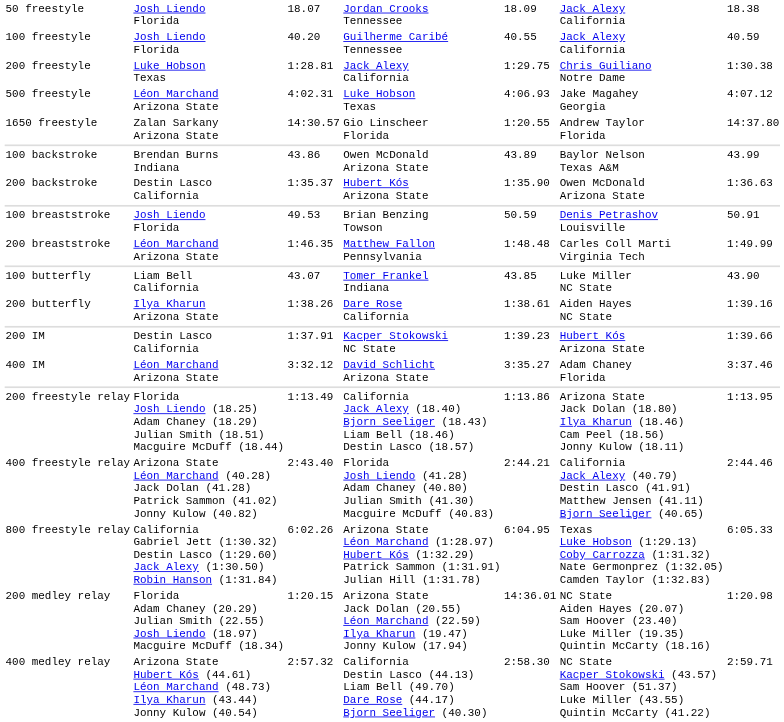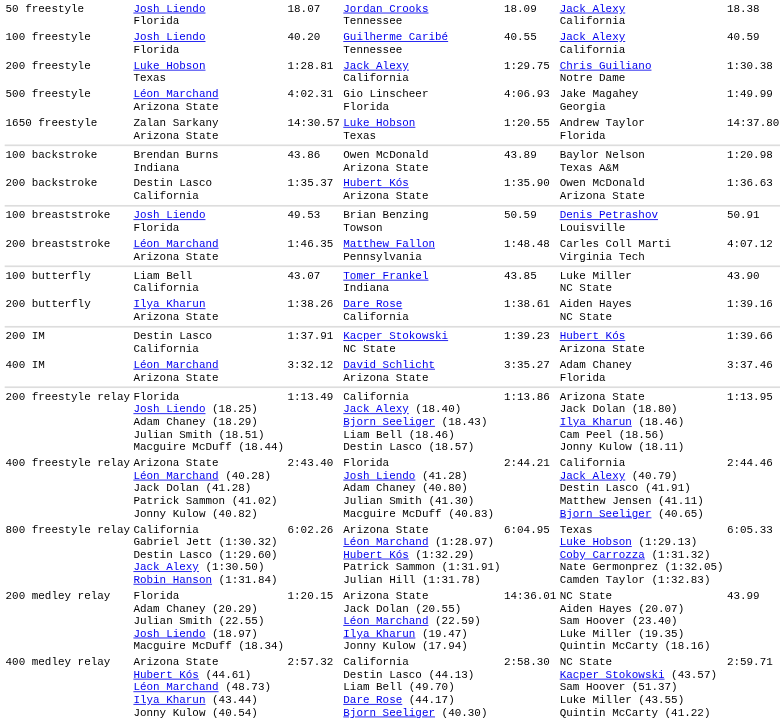(379, 101) Luke Hobson Texas -> (386, 101) Gio Linscheer Florida
(750, 94) 4:07.12 -> (750, 94) 1:49.99
(386, 129) Gio Linscheer Florida -> (379, 129) Luke Hobson Texas
(743, 155) 43.99 -> (750, 155) 1:20.98
(750, 244) 1:49.99 -> (750, 244) 4:07.12
(750, 596) 1:20.98 -> (743, 596) 43.99
